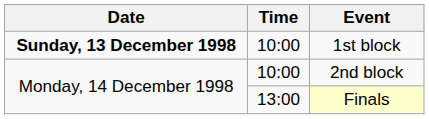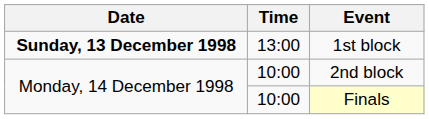(279, 45) 10:00 -> (279, 45) 13:00
(279, 99) 13:00 -> (279, 99) 10:00
